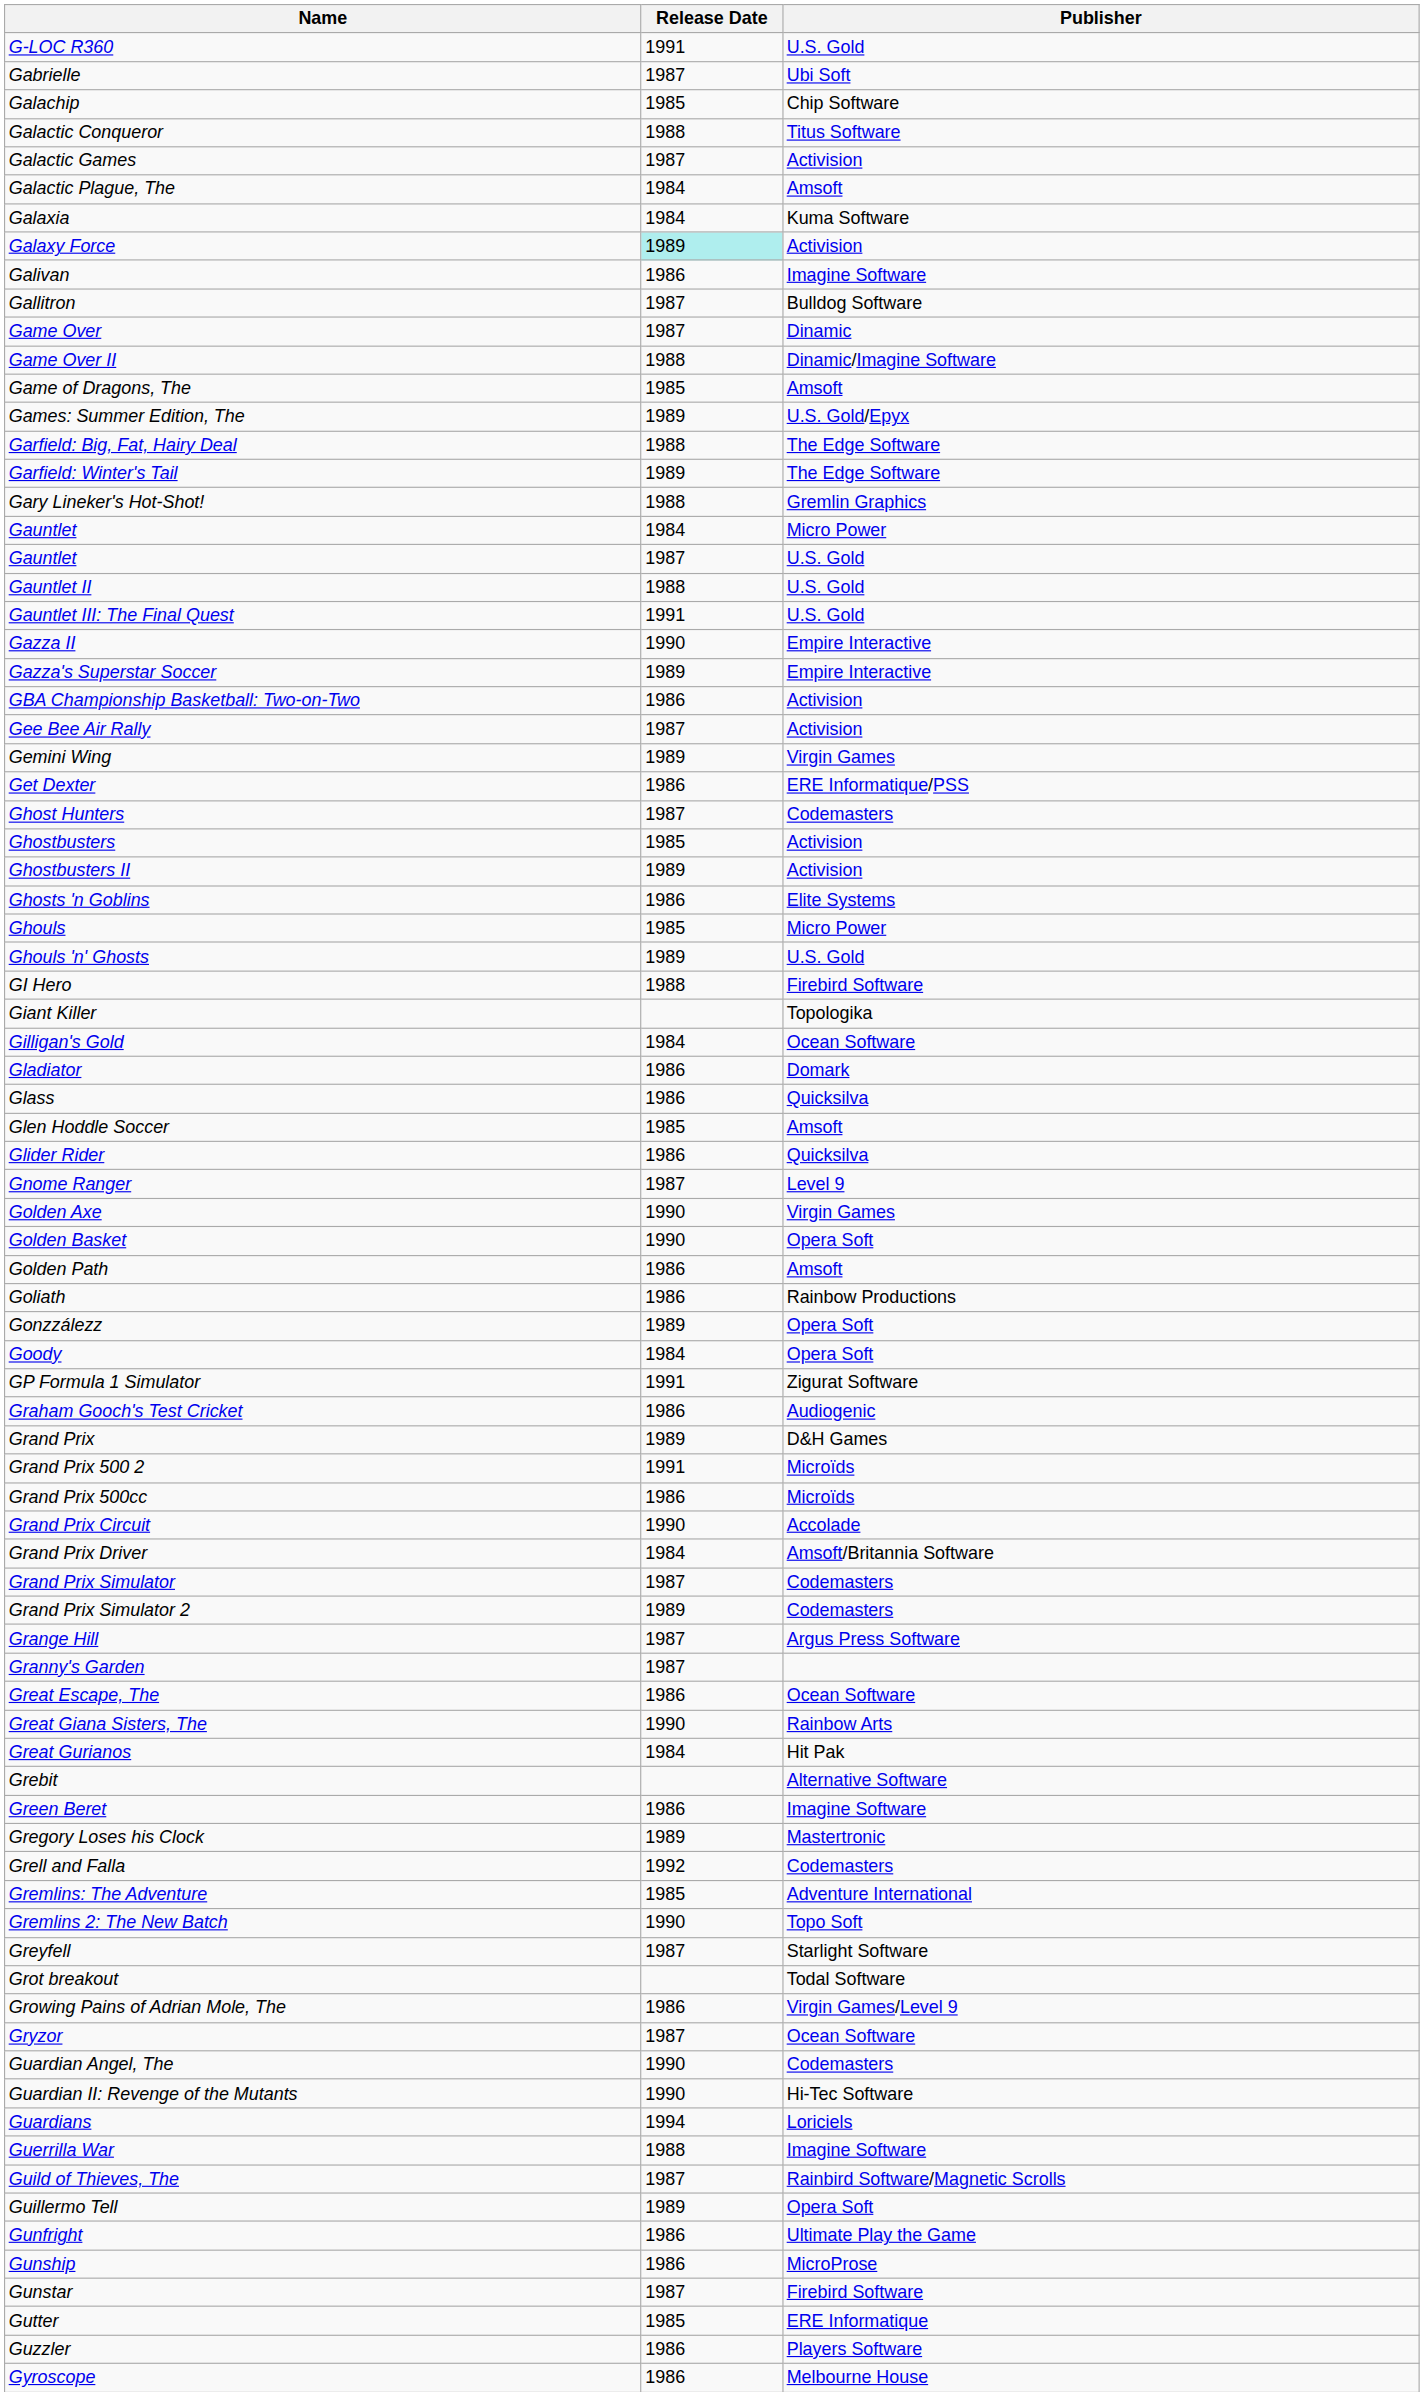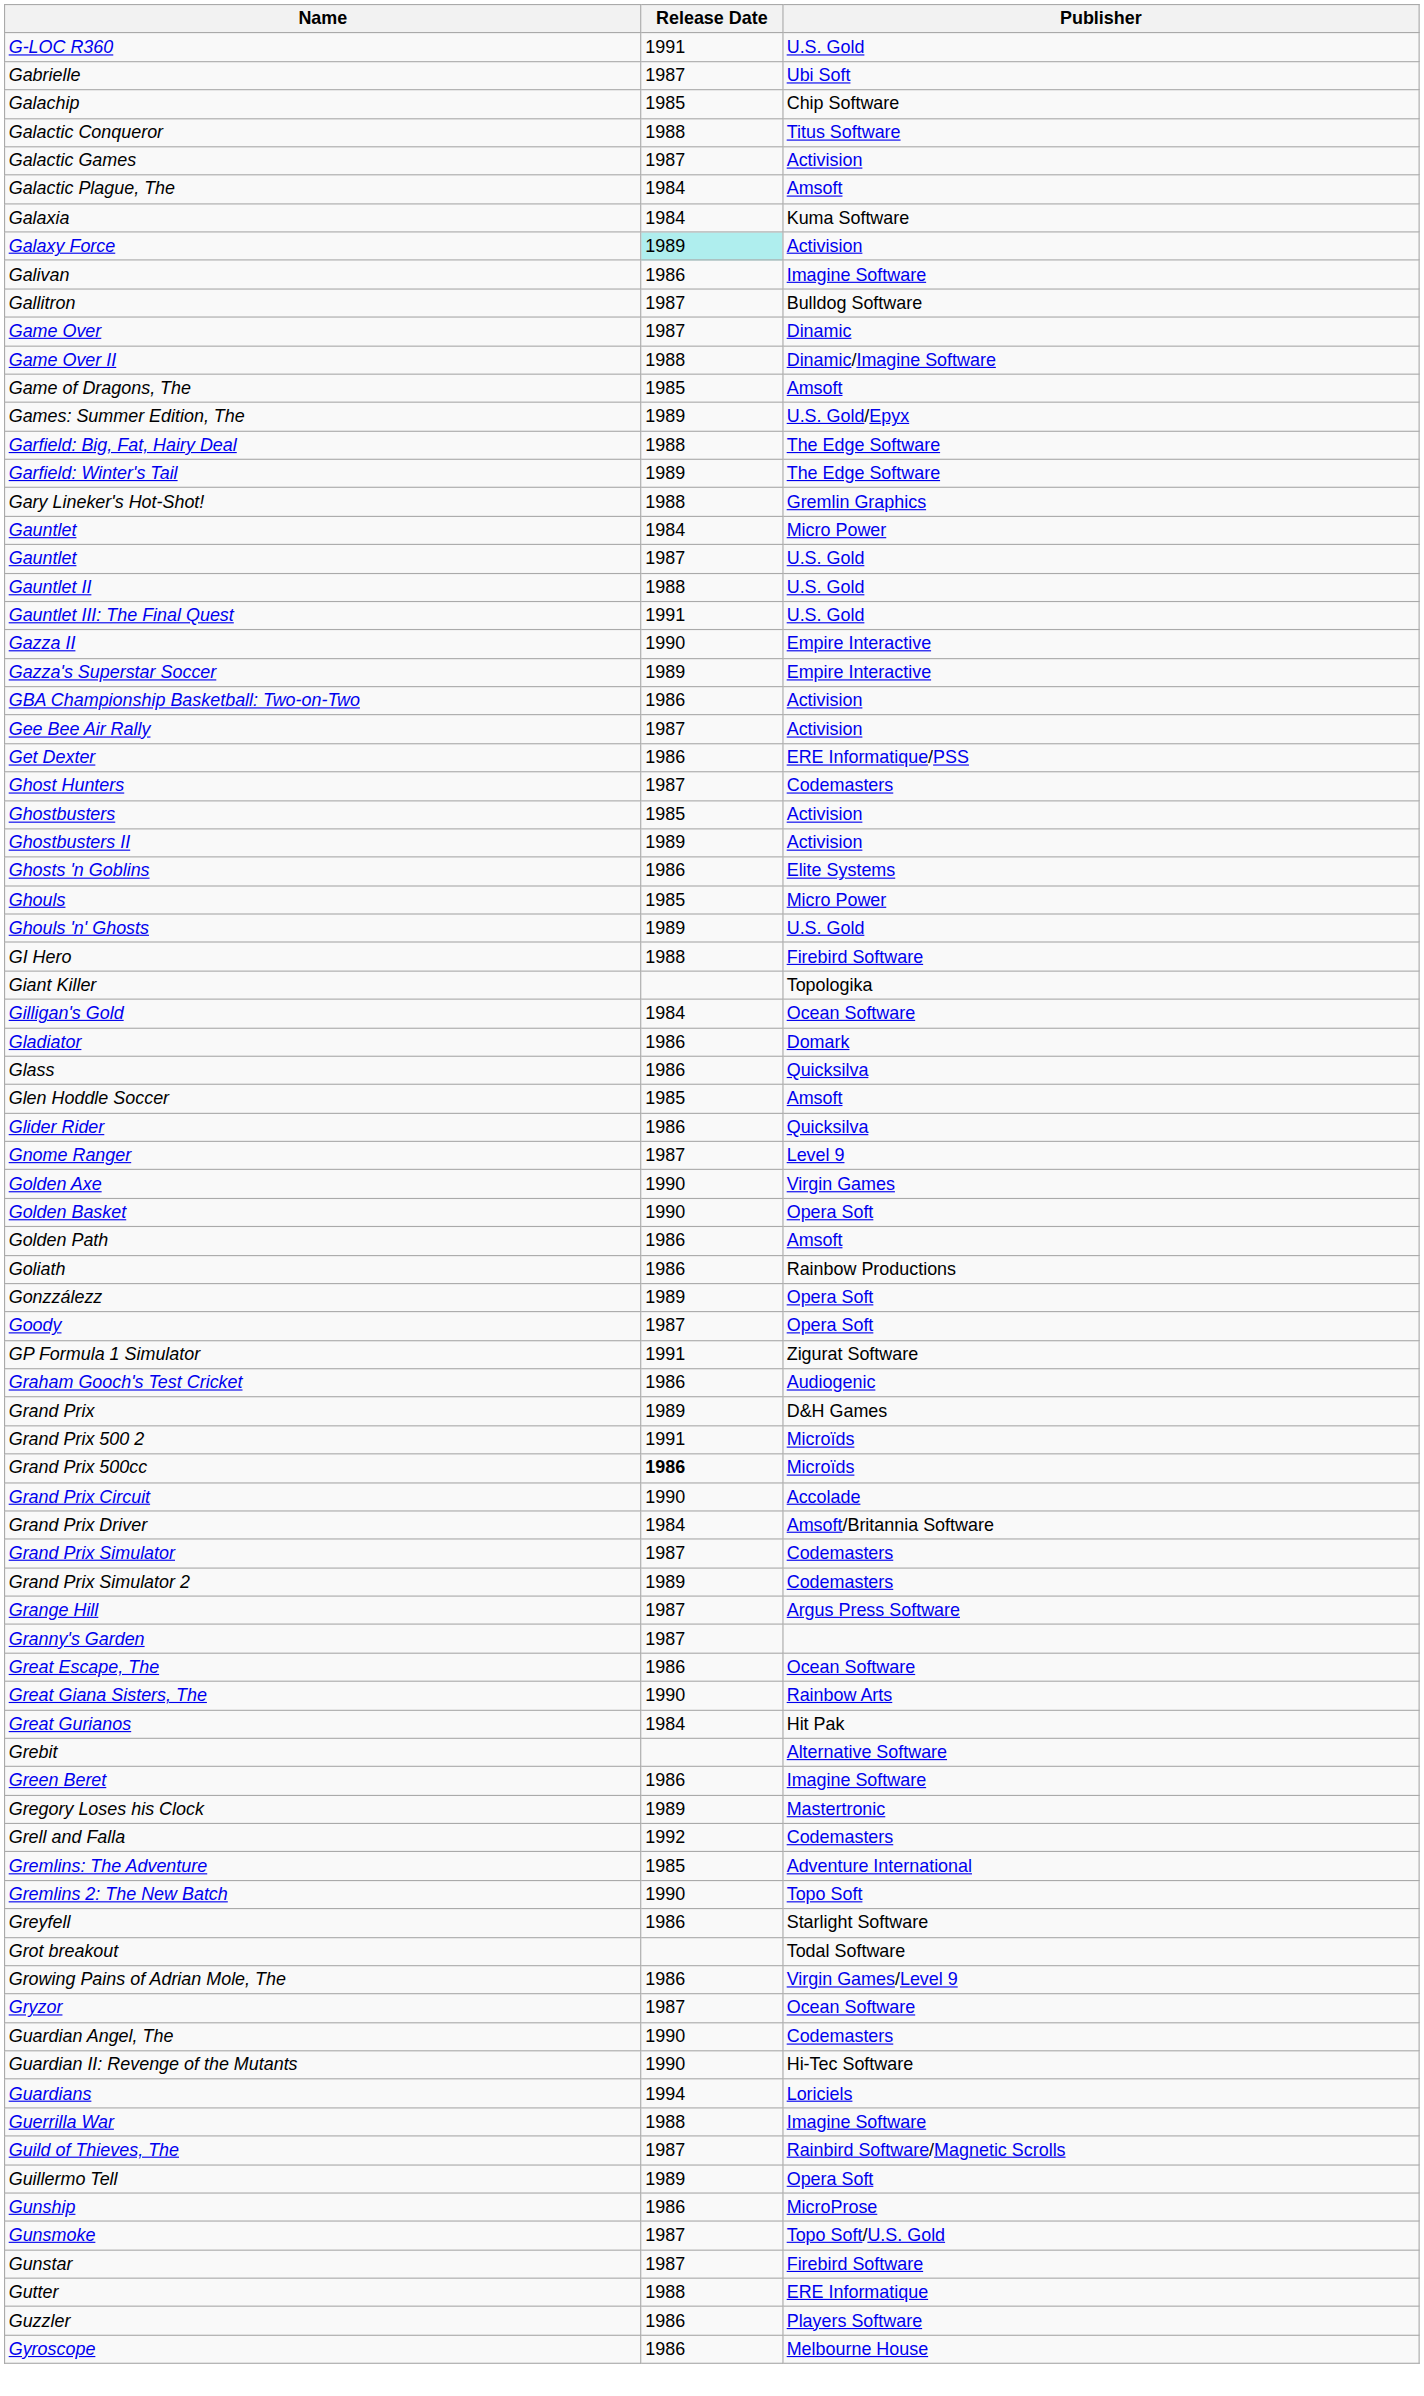- row: (60, 757)
(665, 1354) 1984 -> (665, 1326) 1987
(665, 1496) normal -> (665, 1468) bold
(665, 1951) 1987 -> (665, 1922) 1986
- row: (46, 2235)
+ row: (52, 2235)
(665, 2320) 1985 -> (665, 2292) 1988
